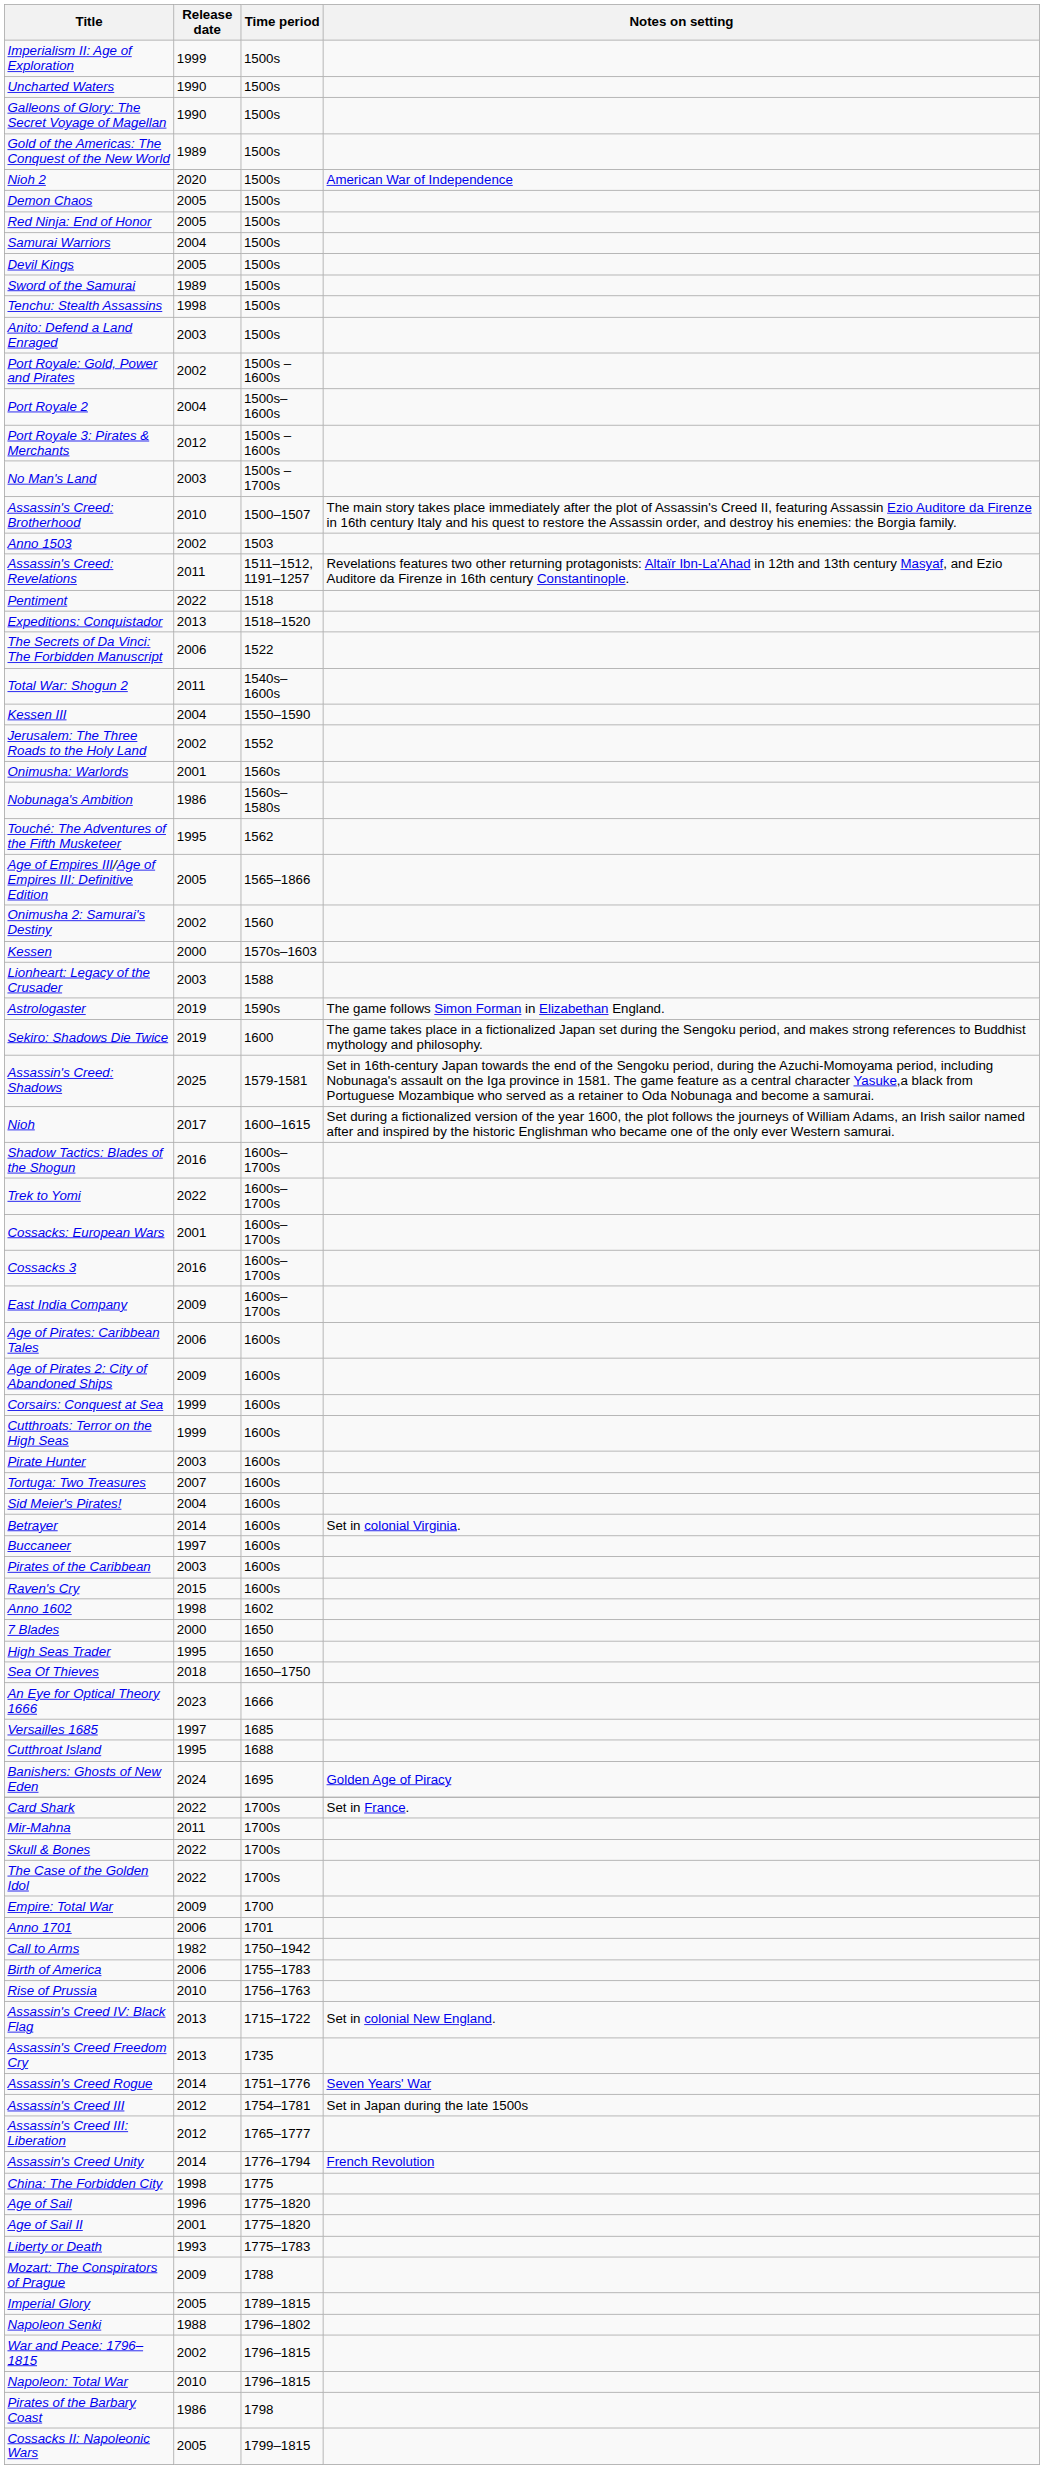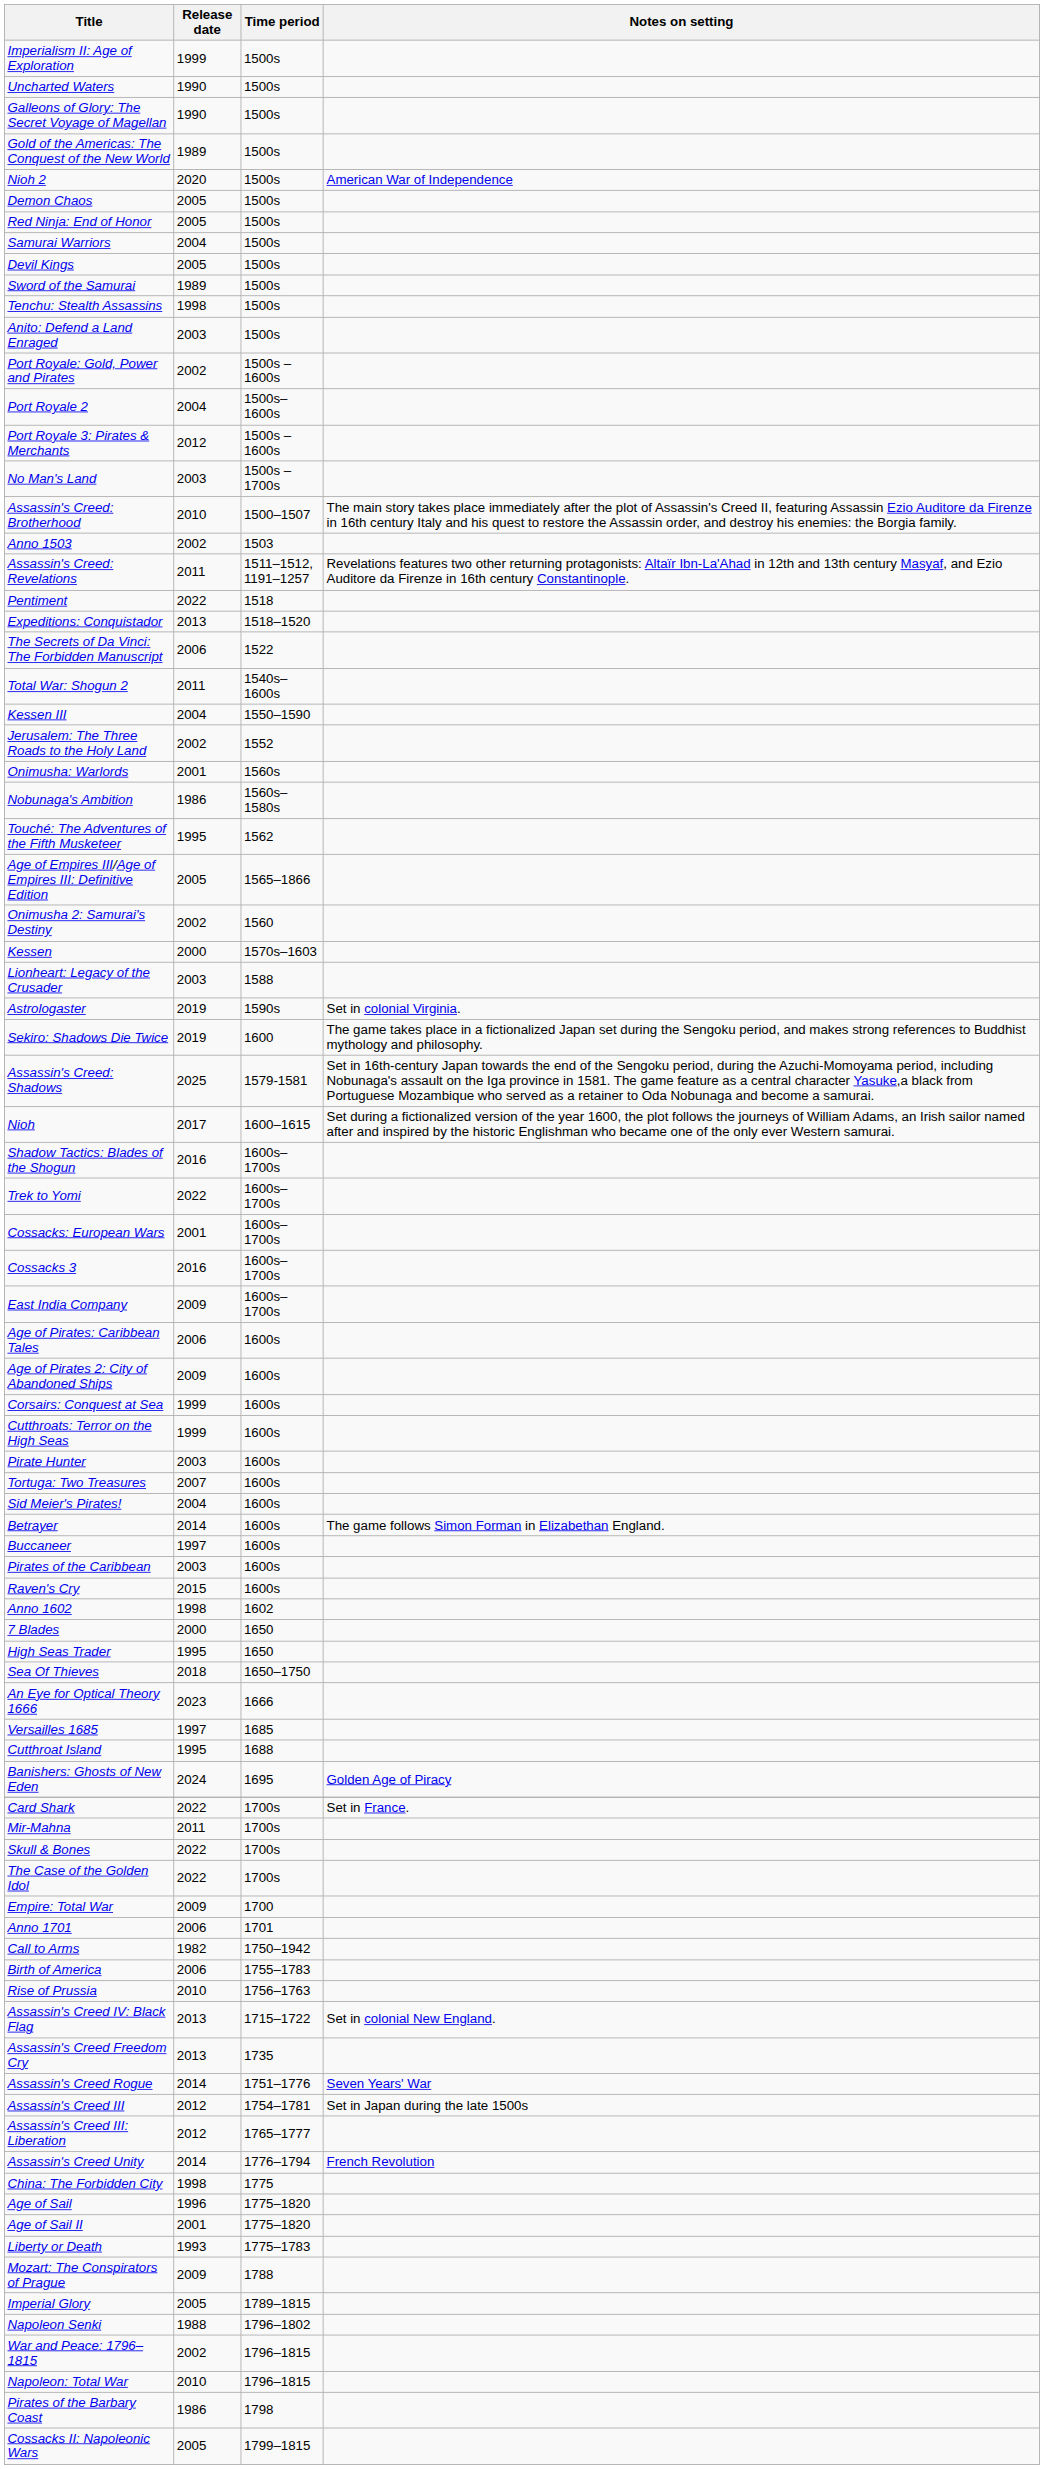(496, 1008) The game follows Simon Forman in Elizabethan England. -> (394, 1008) Set in colonial Virginia.
(394, 1525) Set in colonial Virginia. -> (496, 1525) The game follows Simon Forman in Elizabethan England.
